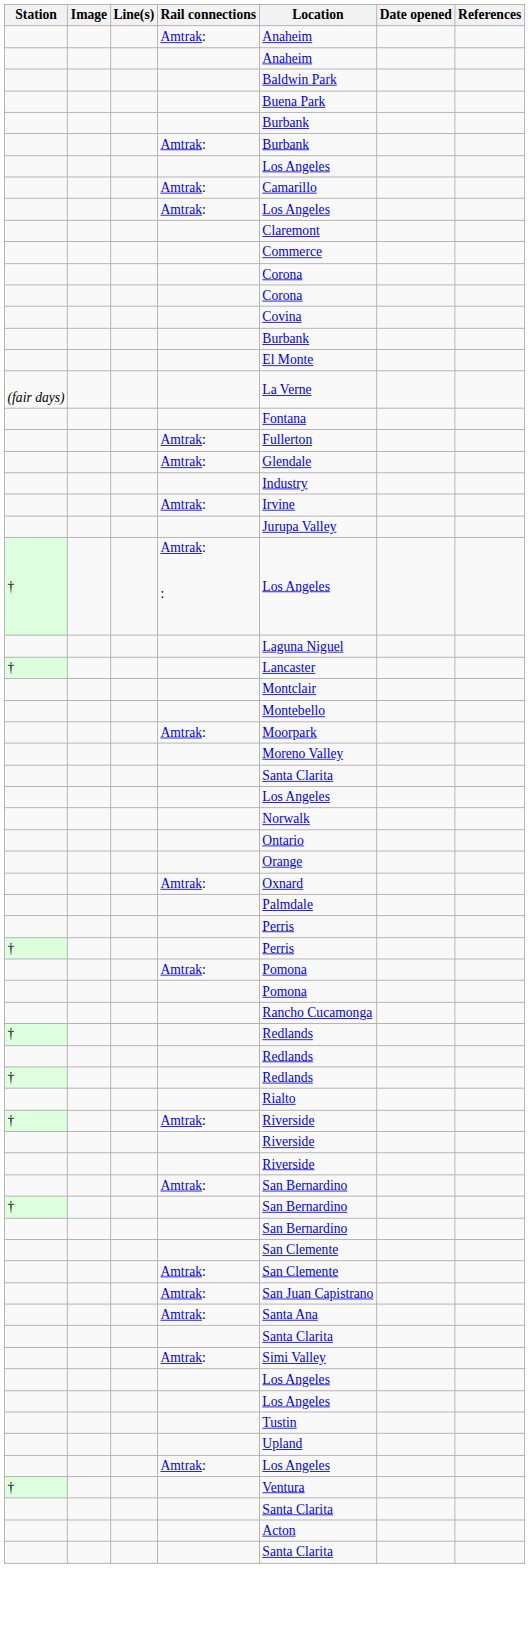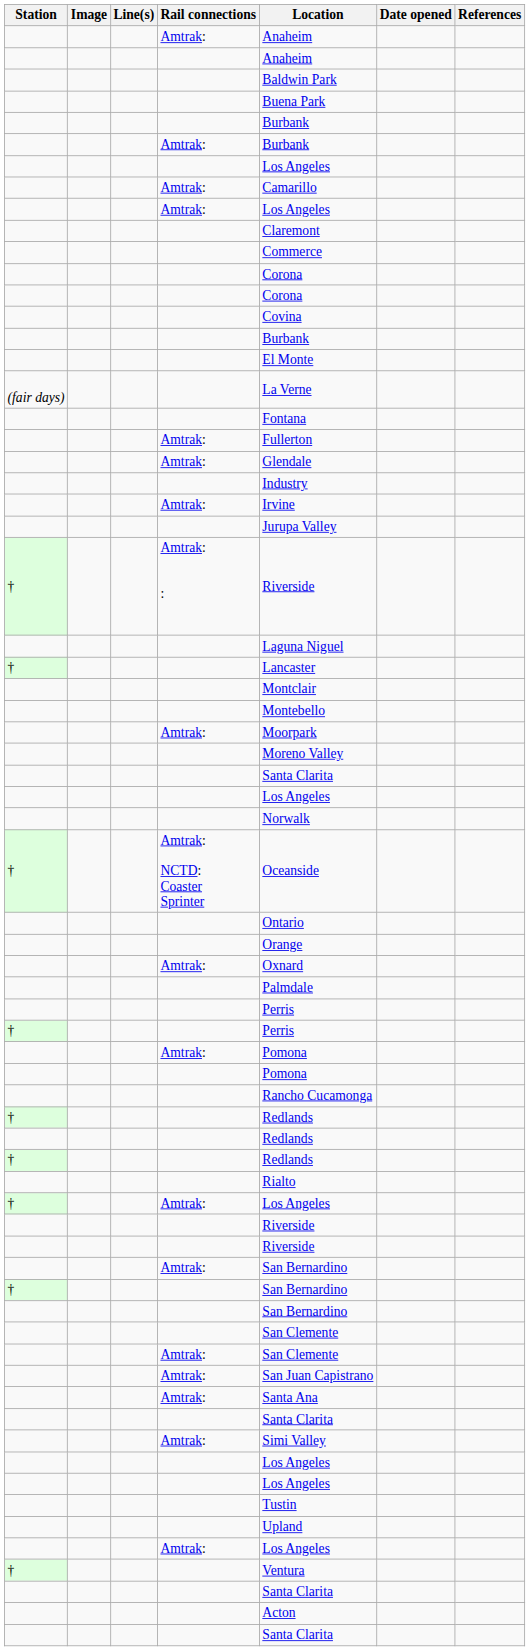(296, 586) Los Angeles -> (288, 586) Riverside
+ row: (11, 871)
(288, 1120) Riverside -> (296, 1203) Los Angeles
